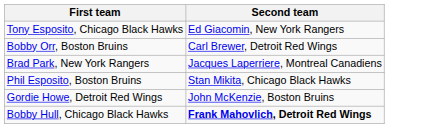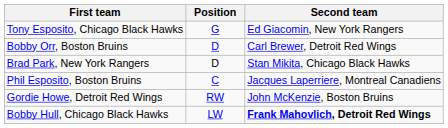+ column: (215, 13)
(285, 64) Jacques Laperriere, Montreal Canadiens -> (329, 64) Stan Mikita, Chicago Black Hawks
(269, 81) Stan Mikita, Chicago Black Hawks -> (344, 81) Jacques Laperriere, Montreal Canadiens
